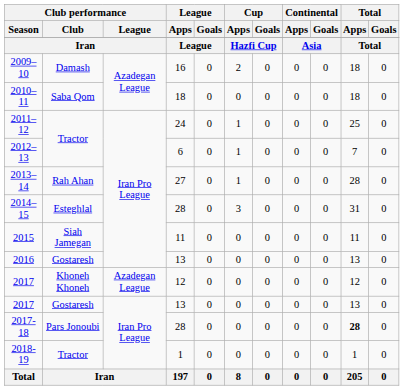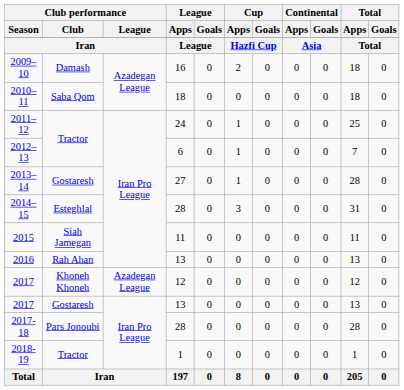(73, 180) Rah Ahan -> (73, 180) Gostaresh
(73, 259) Gostaresh -> (73, 259) Rah Ahan
(355, 326) bold -> (355, 326) normal
